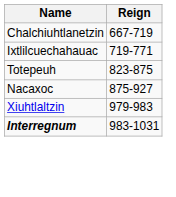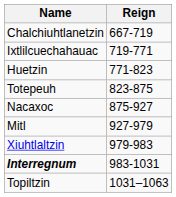+ row: (27, 70)
+ row: (16, 126)
+ row: (28, 182)
